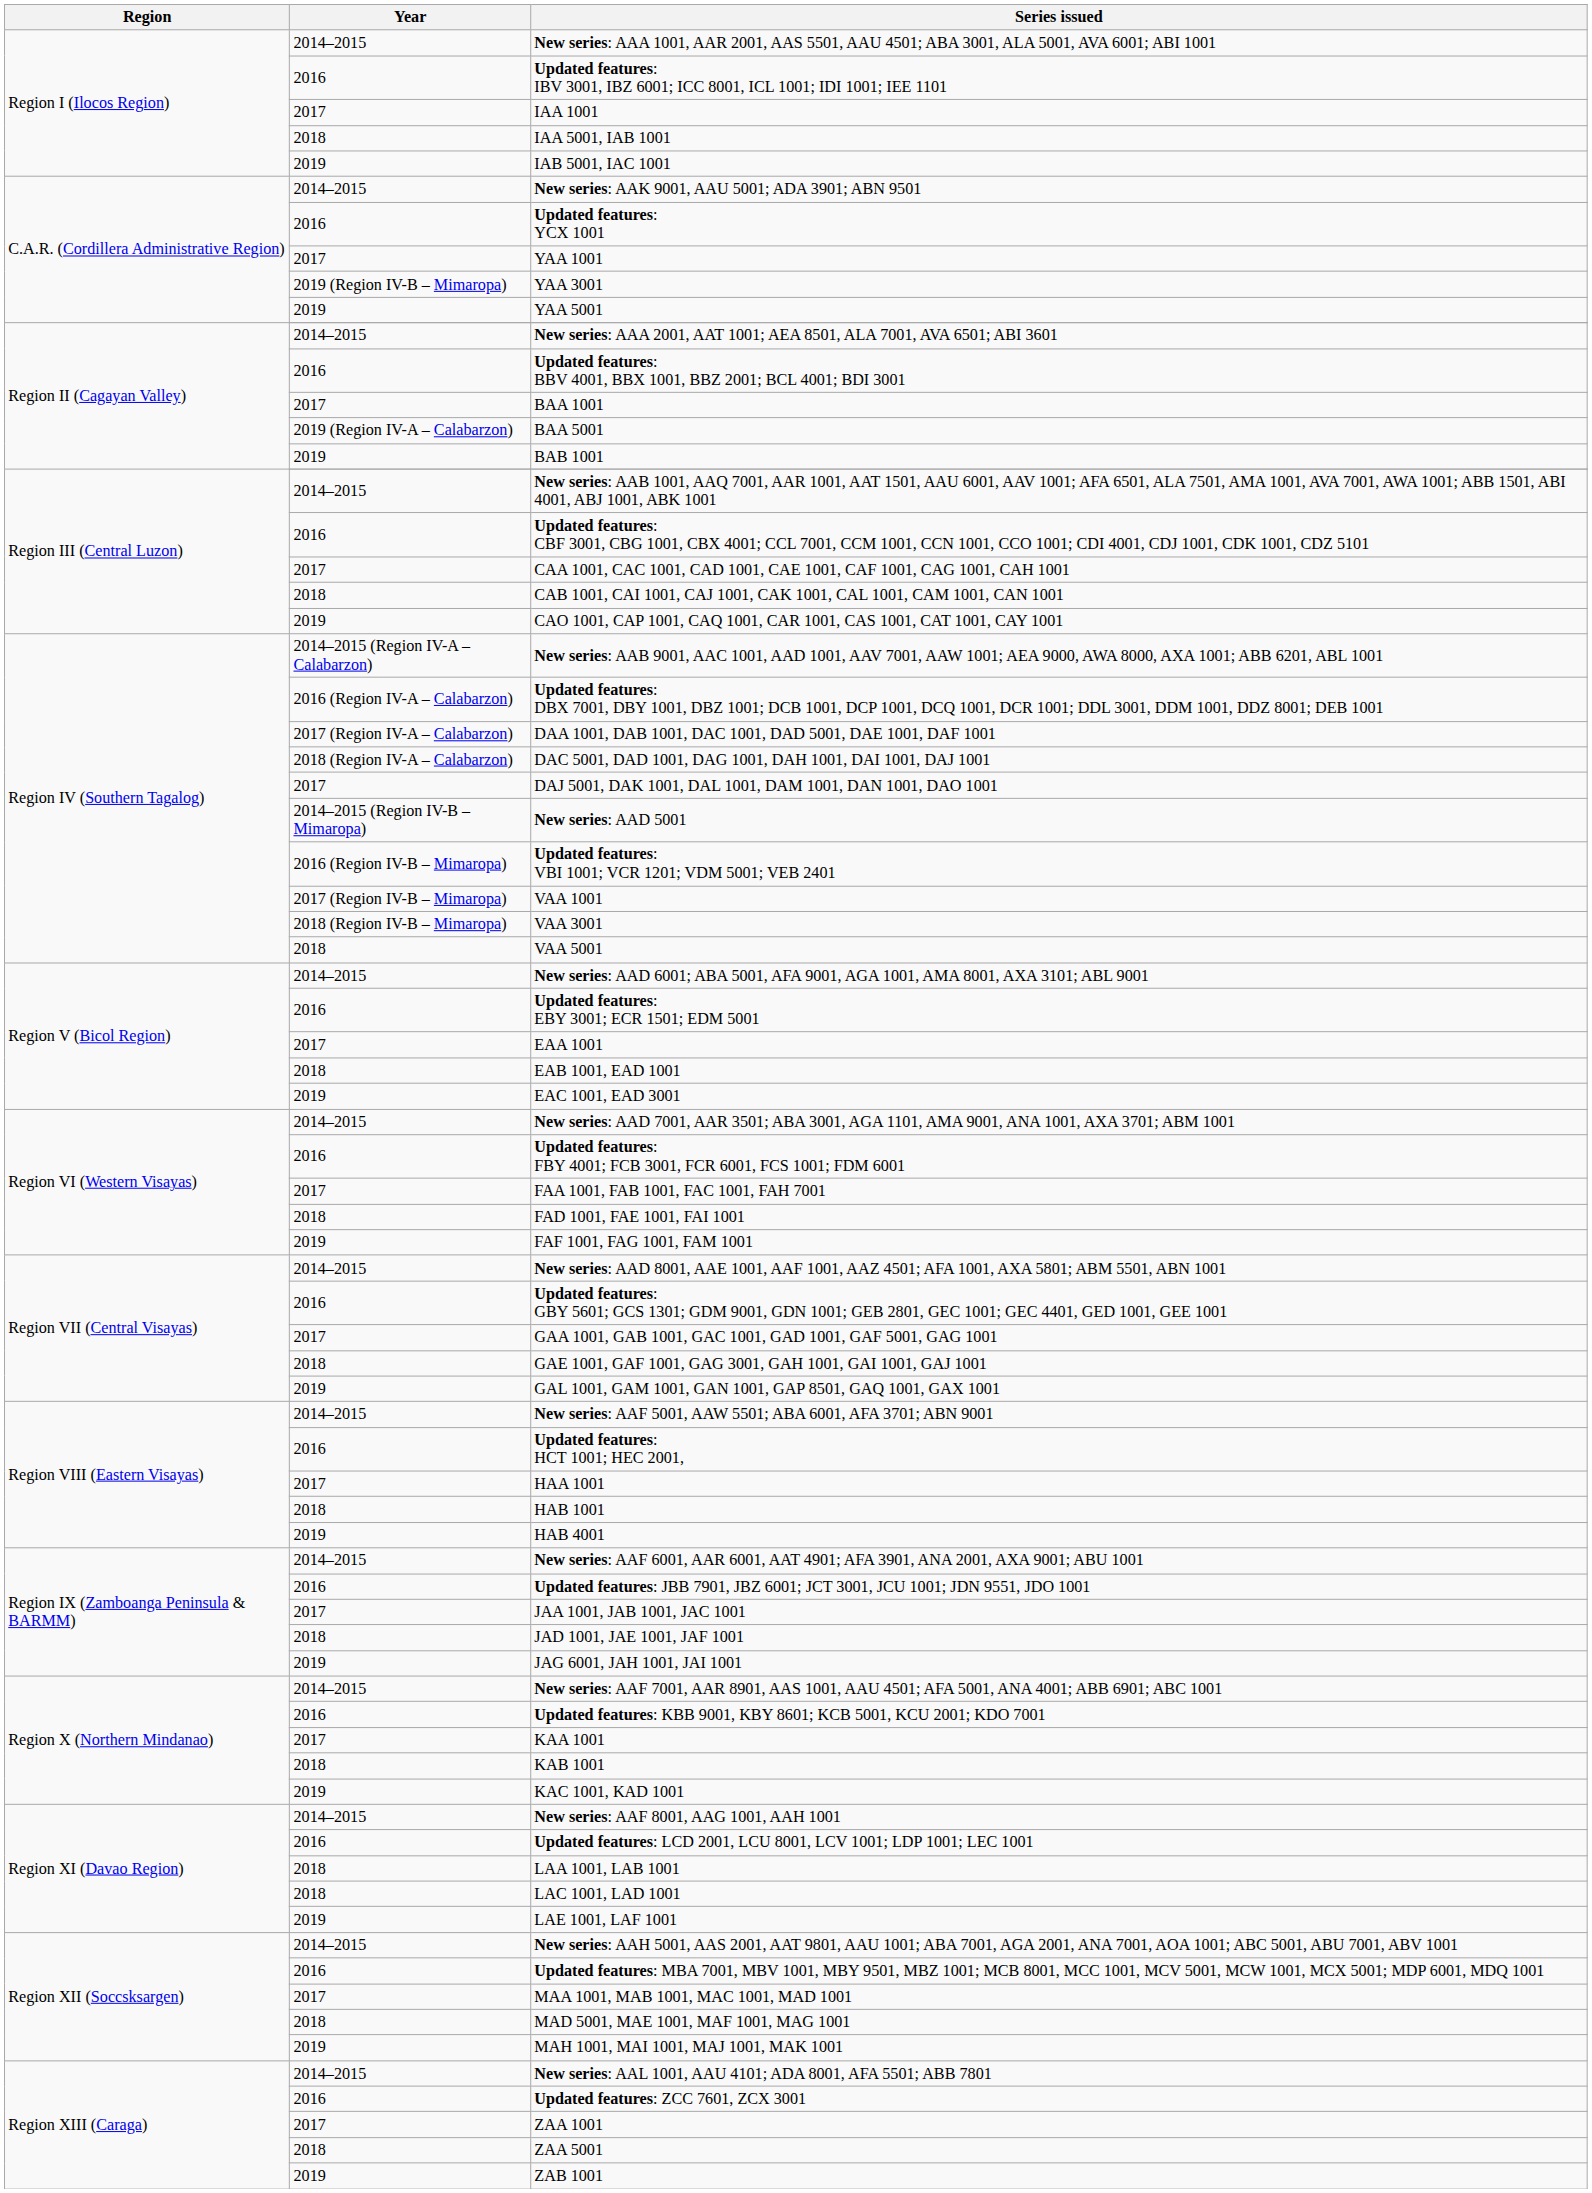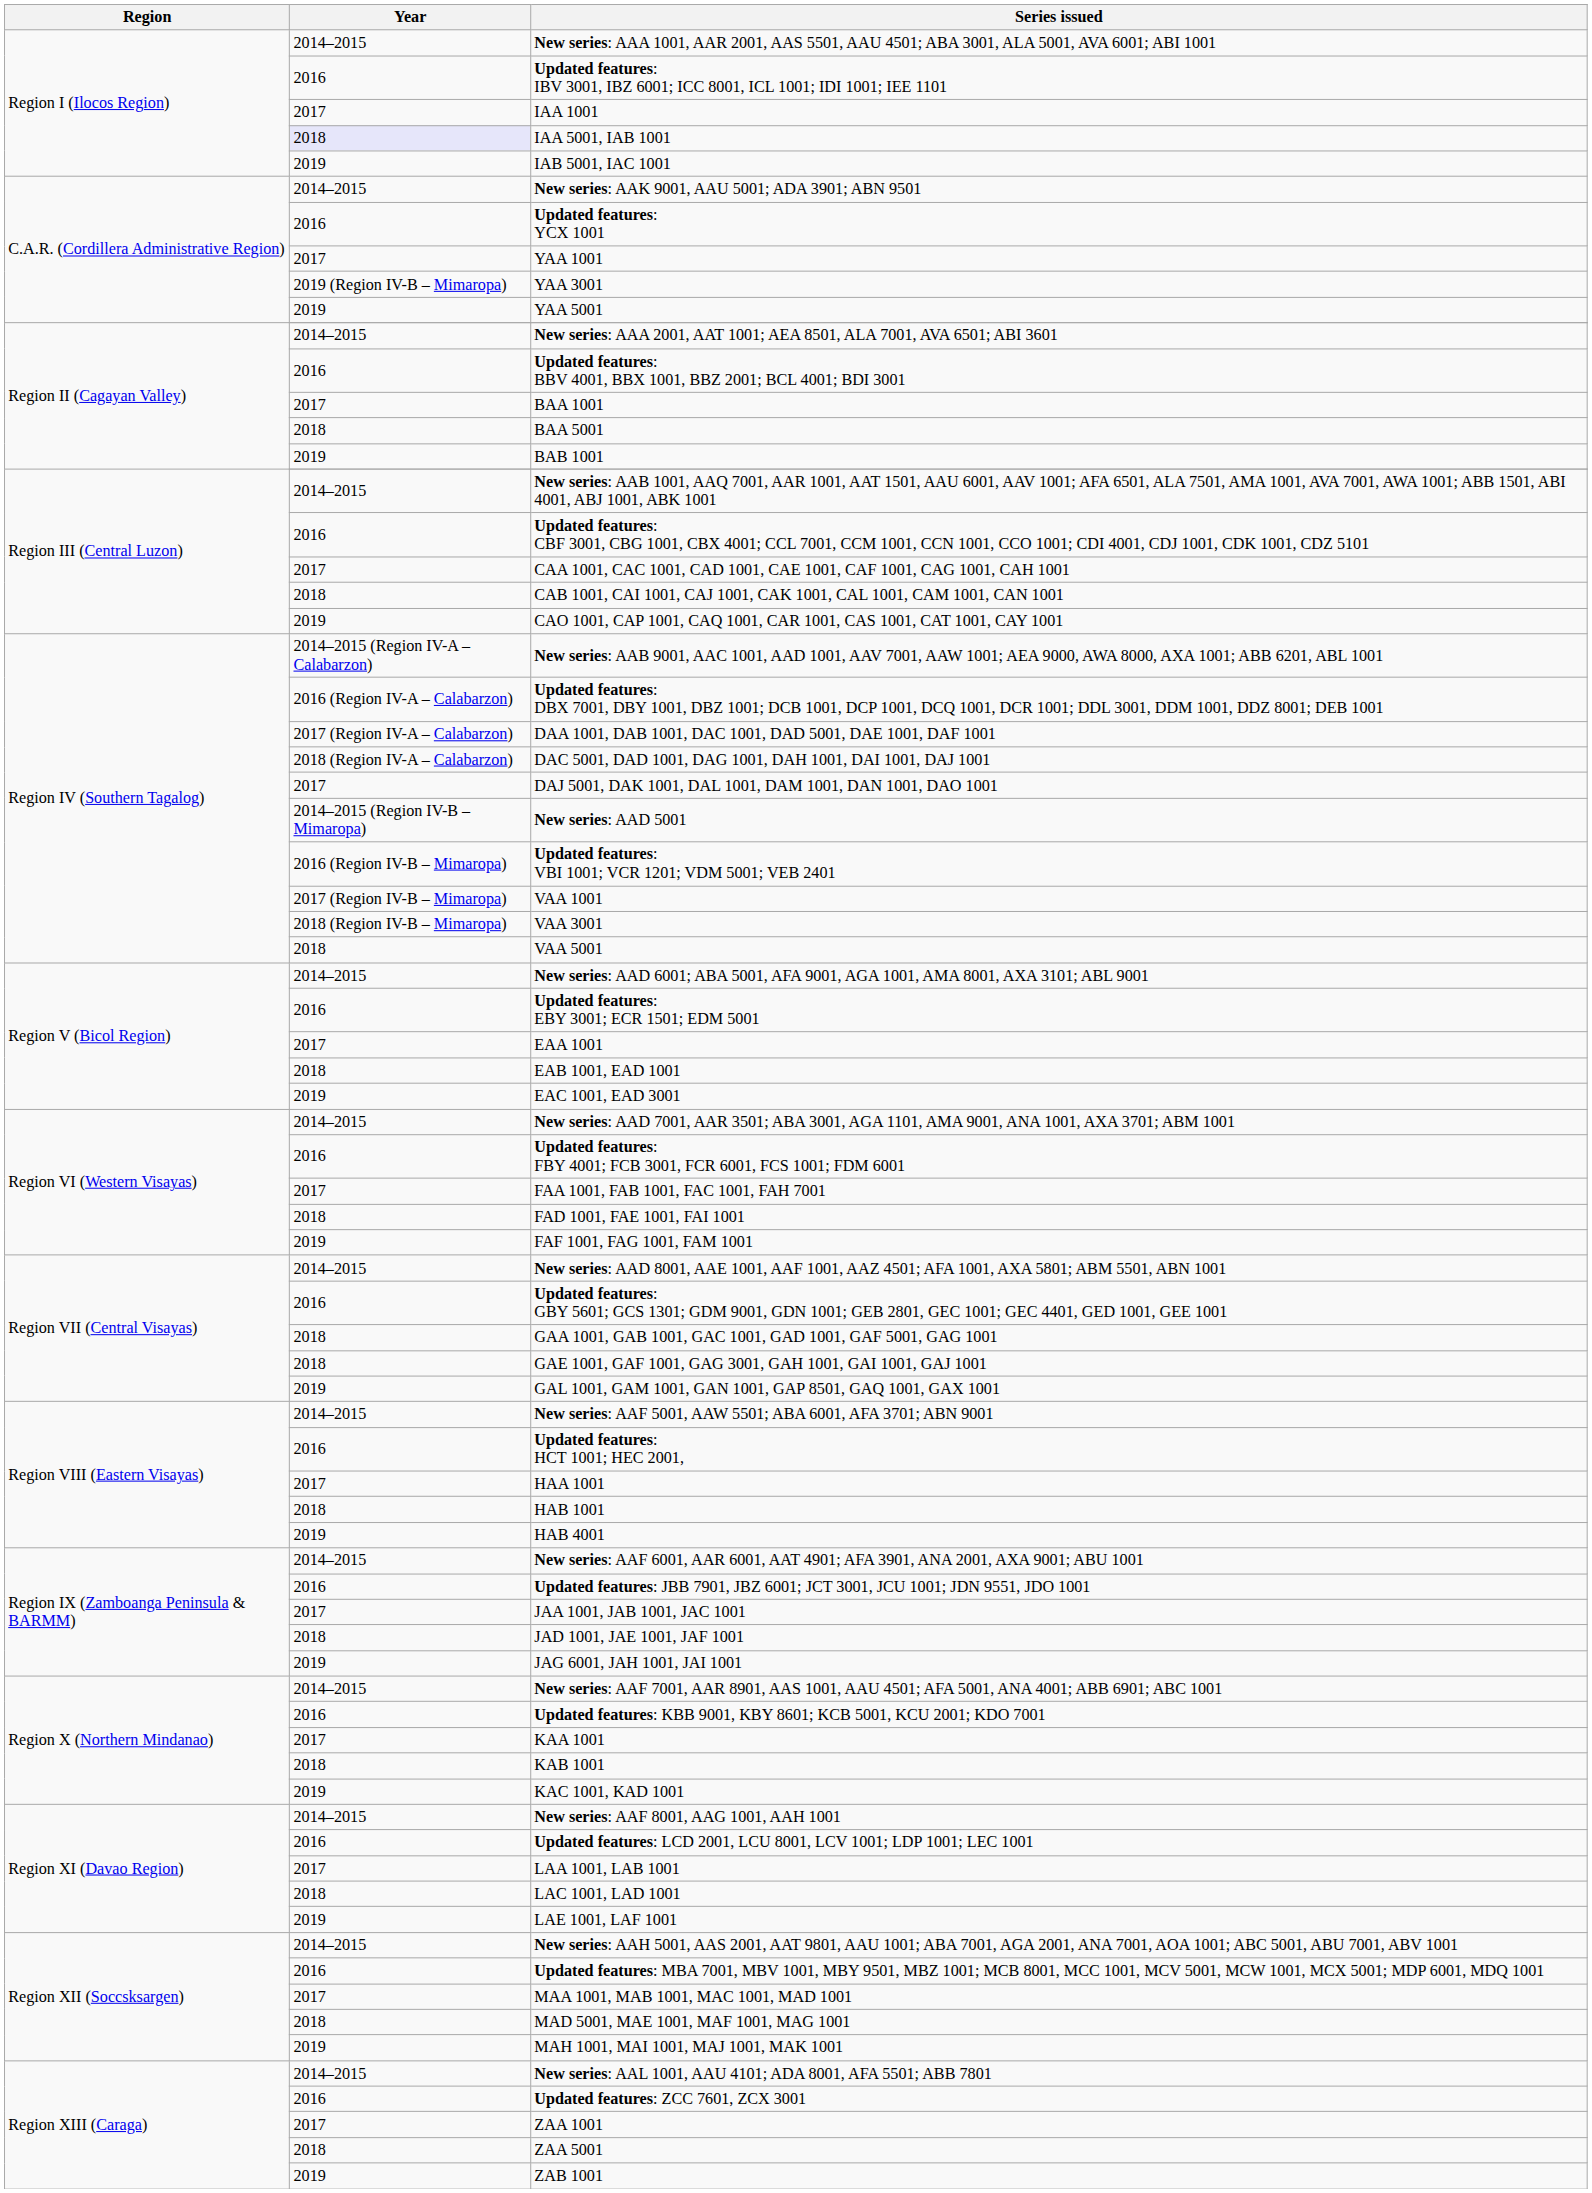(310, 138) no background -> (310, 138) lavender background
(403, 430) 2019 (Region IV-A – Calabarzon) -> (310, 430) 2018
(310, 1337) 2017 -> (310, 1337) 2018
(310, 1868) 2018 -> (310, 1868) 2017
